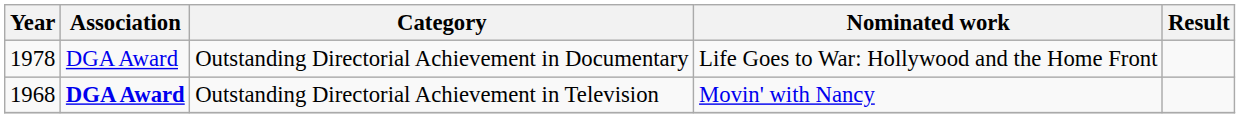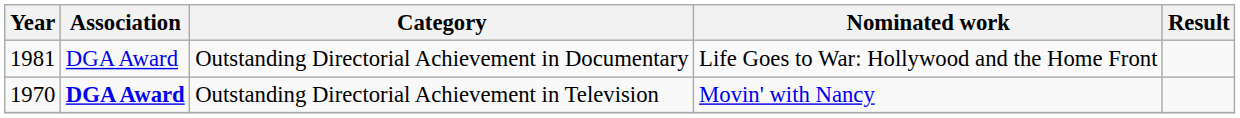(33, 58) 1978 -> (33, 58) 1981
(33, 94) 1968 -> (33, 94) 1970
